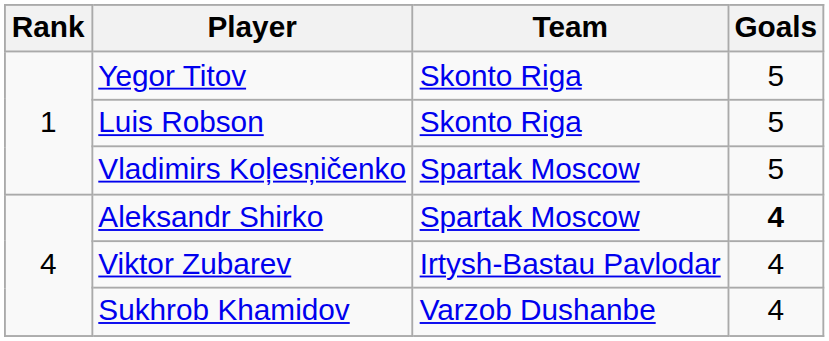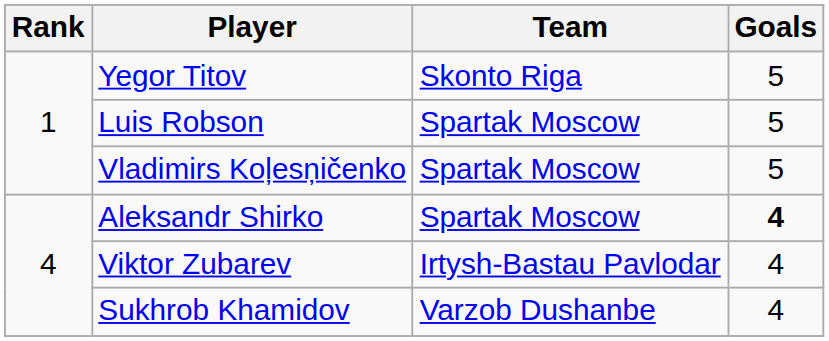(501, 122) Skonto Riga -> (530, 122) Spartak Moscow
